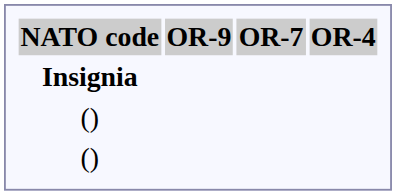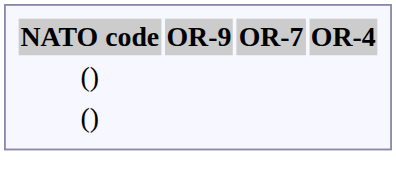- row: (90, 76)
